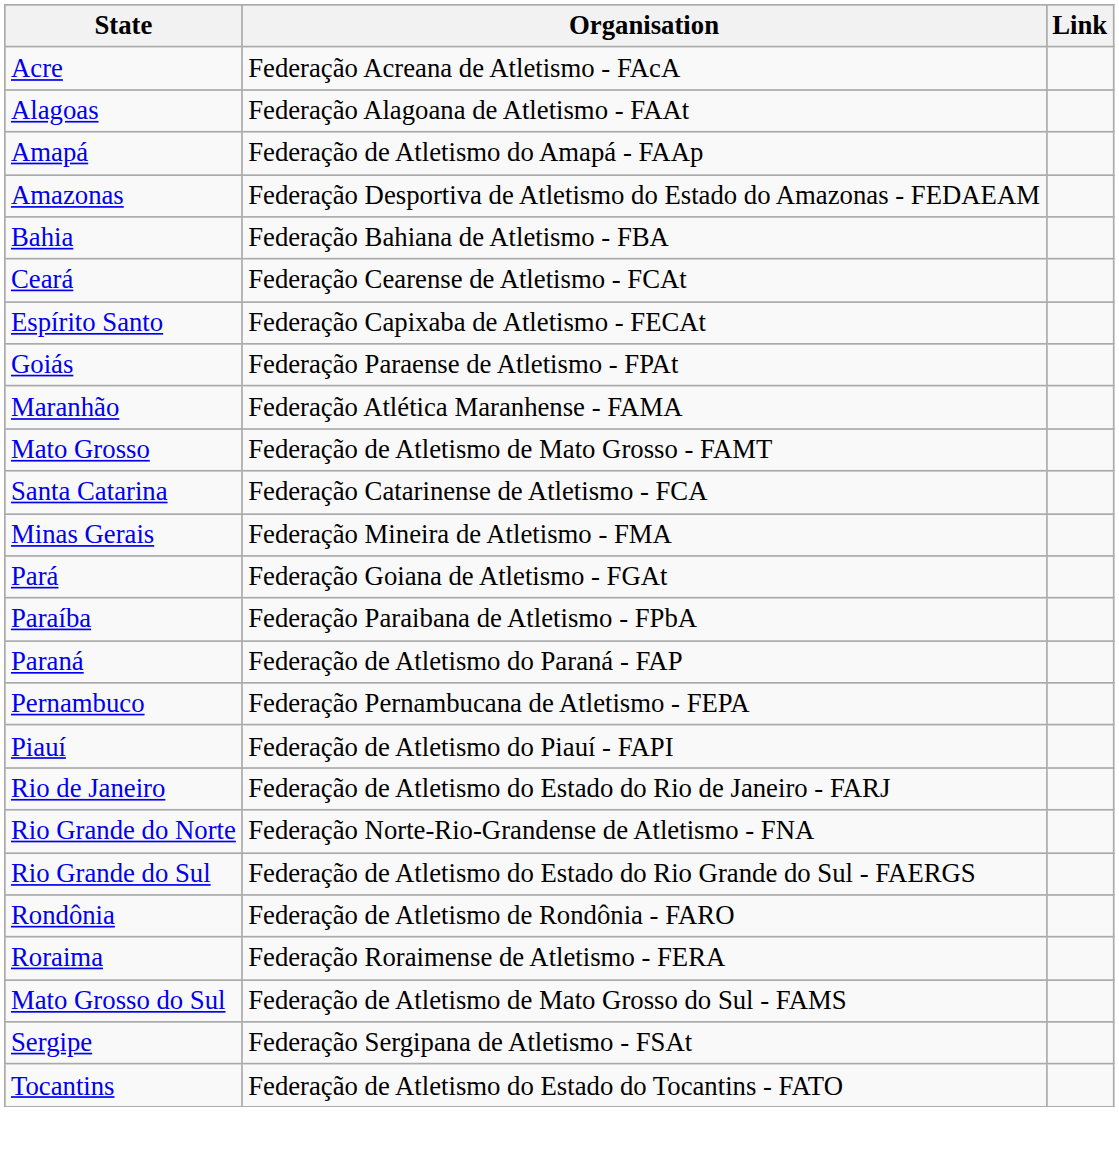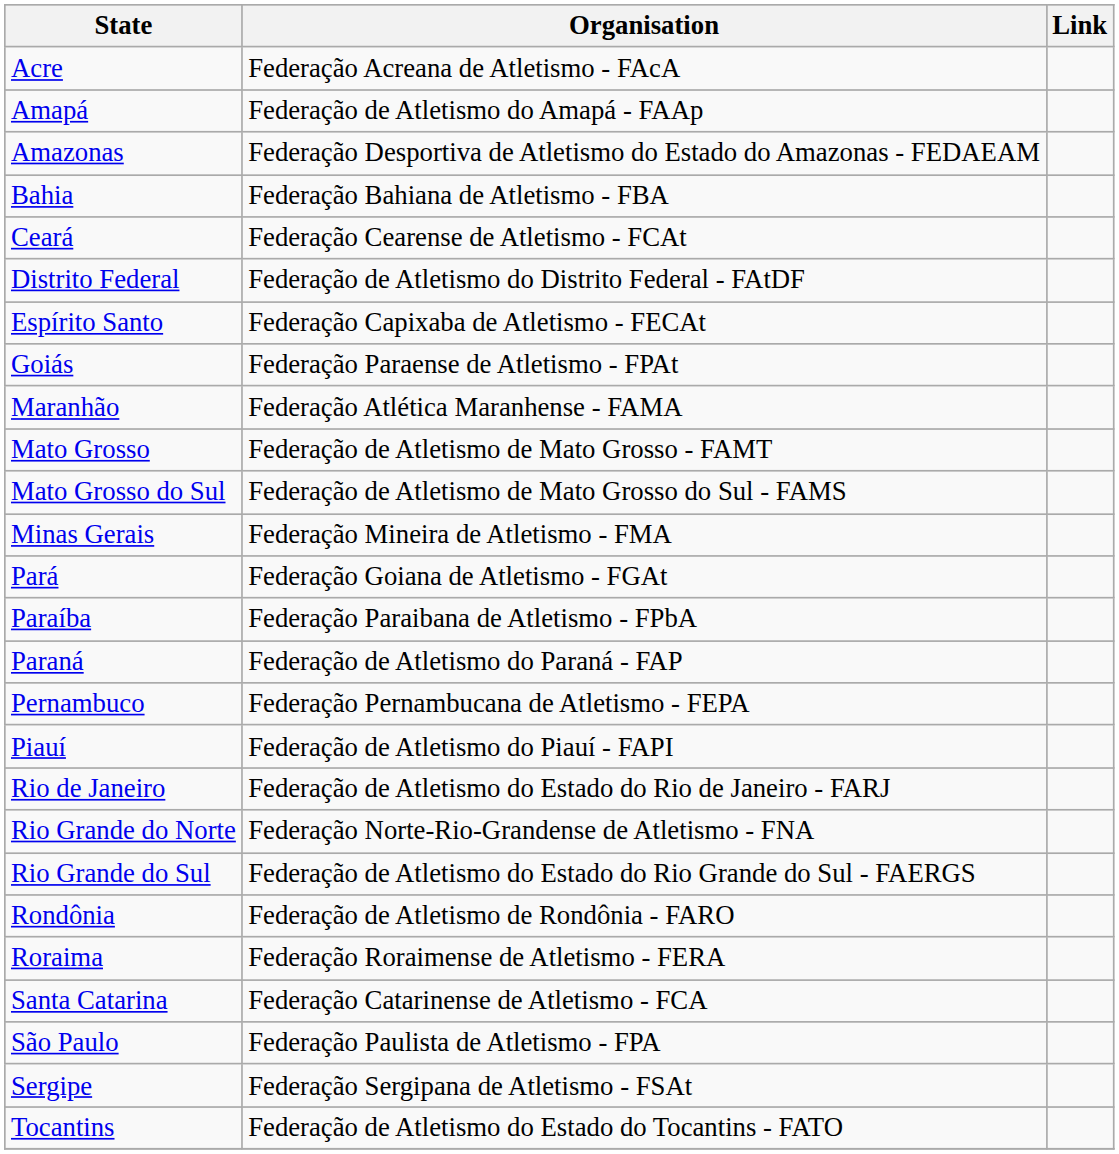- row: (55, 110)
+ row: (95, 279)
rows swapped: (118, 1000) <-> (89, 491)
+ row: (65, 1042)
